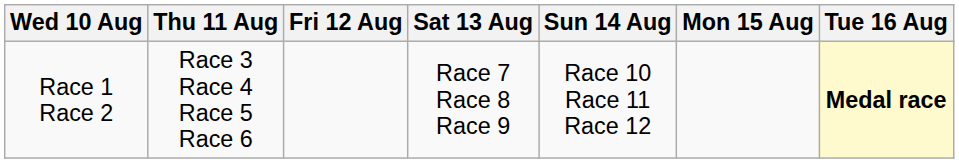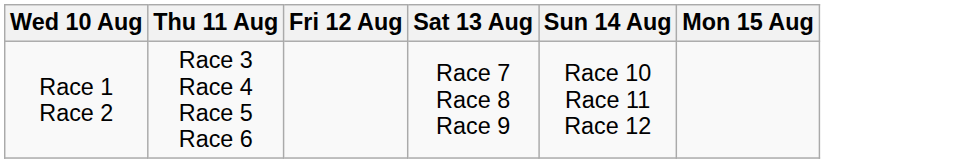- column: (886, 23)
